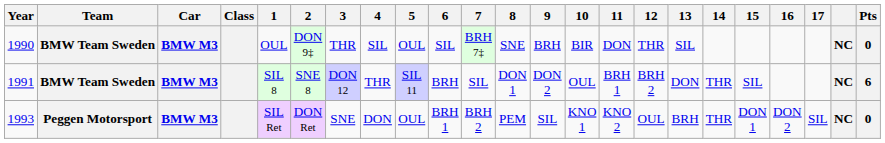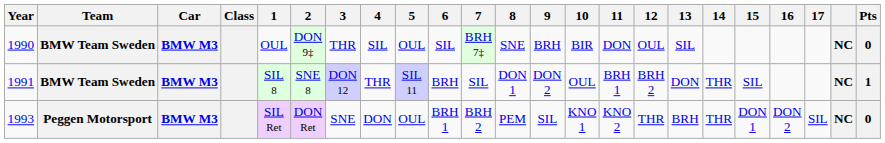(651, 44) THR -> (651, 44) OUL
(868, 81) 6 -> (868, 81) 1
(651, 119) OUL -> (651, 119) THR
